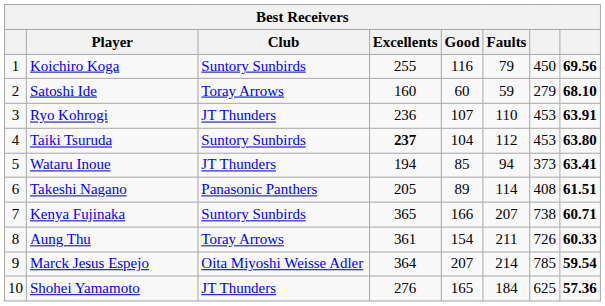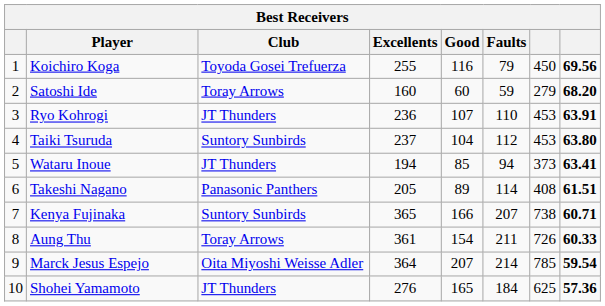(254, 66) Suntory Sunbirds -> (274, 66) Toyoda Gosei Trefuerza
(580, 91) 68.10 -> (580, 91) 68.20
(405, 140) bold -> (405, 140) normal
